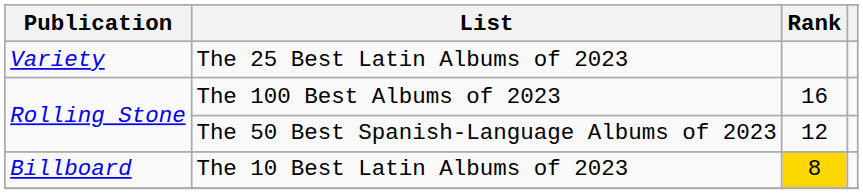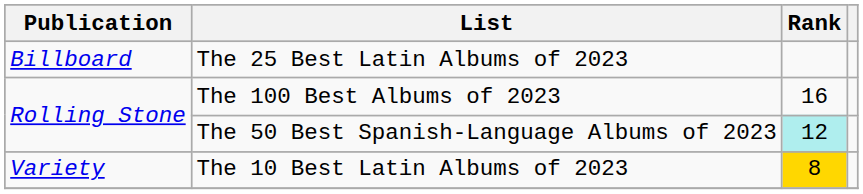(57, 60) Variety -> (71, 60) Billboard
(814, 133) no background -> (814, 133) paleturquoise background
(71, 170) Billboard -> (57, 170) Variety
